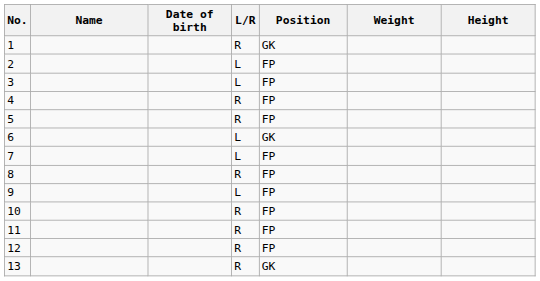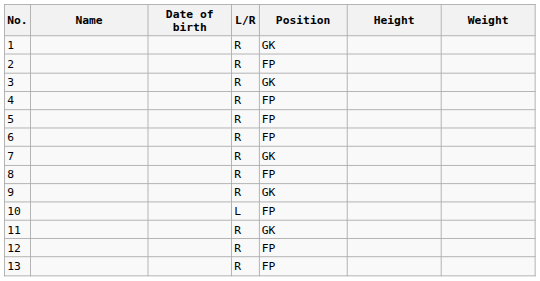columns swapped: (488, 20) <-> (394, 20)
(238, 64) L -> (238, 64) R
(238, 82) L -> (238, 82) R
(269, 82) FP -> (269, 82) GK
(238, 137) L -> (238, 137) R
(269, 137) GK -> (269, 137) FP
(238, 156) L -> (238, 156) R
(269, 156) FP -> (269, 156) GK
(238, 193) L -> (238, 193) R
(269, 193) FP -> (269, 193) GK
(238, 211) R -> (238, 211) L
(269, 229) FP -> (269, 229) GK
(269, 266) GK -> (269, 266) FP
